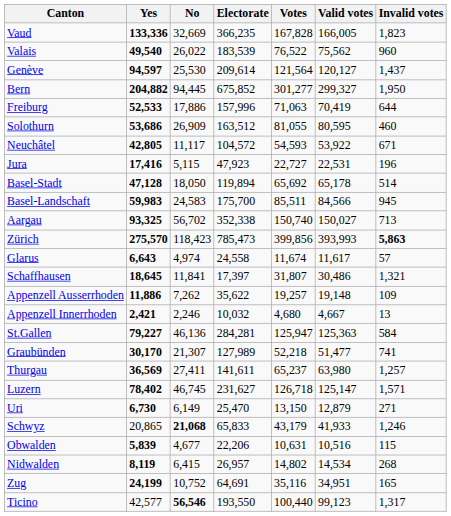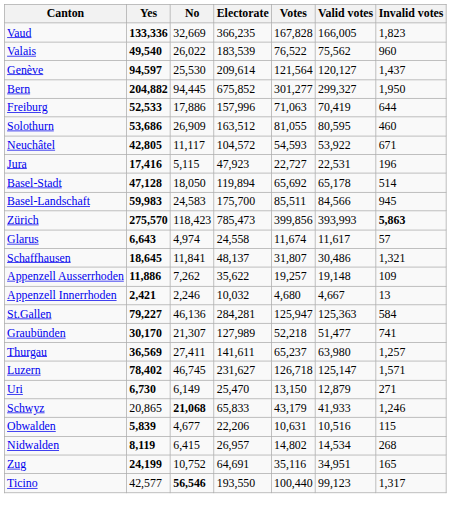- row: (24, 220)
(233, 276) 17,397 -> (233, 257) 48,137
